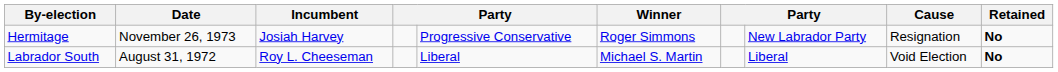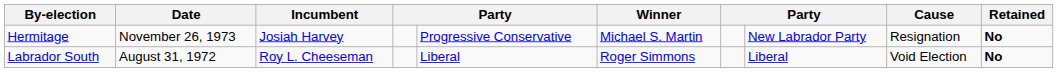(648, 36) Roger Simmons -> (651, 36) Michael S. Martin
(651, 57) Michael S. Martin -> (648, 57) Roger Simmons
